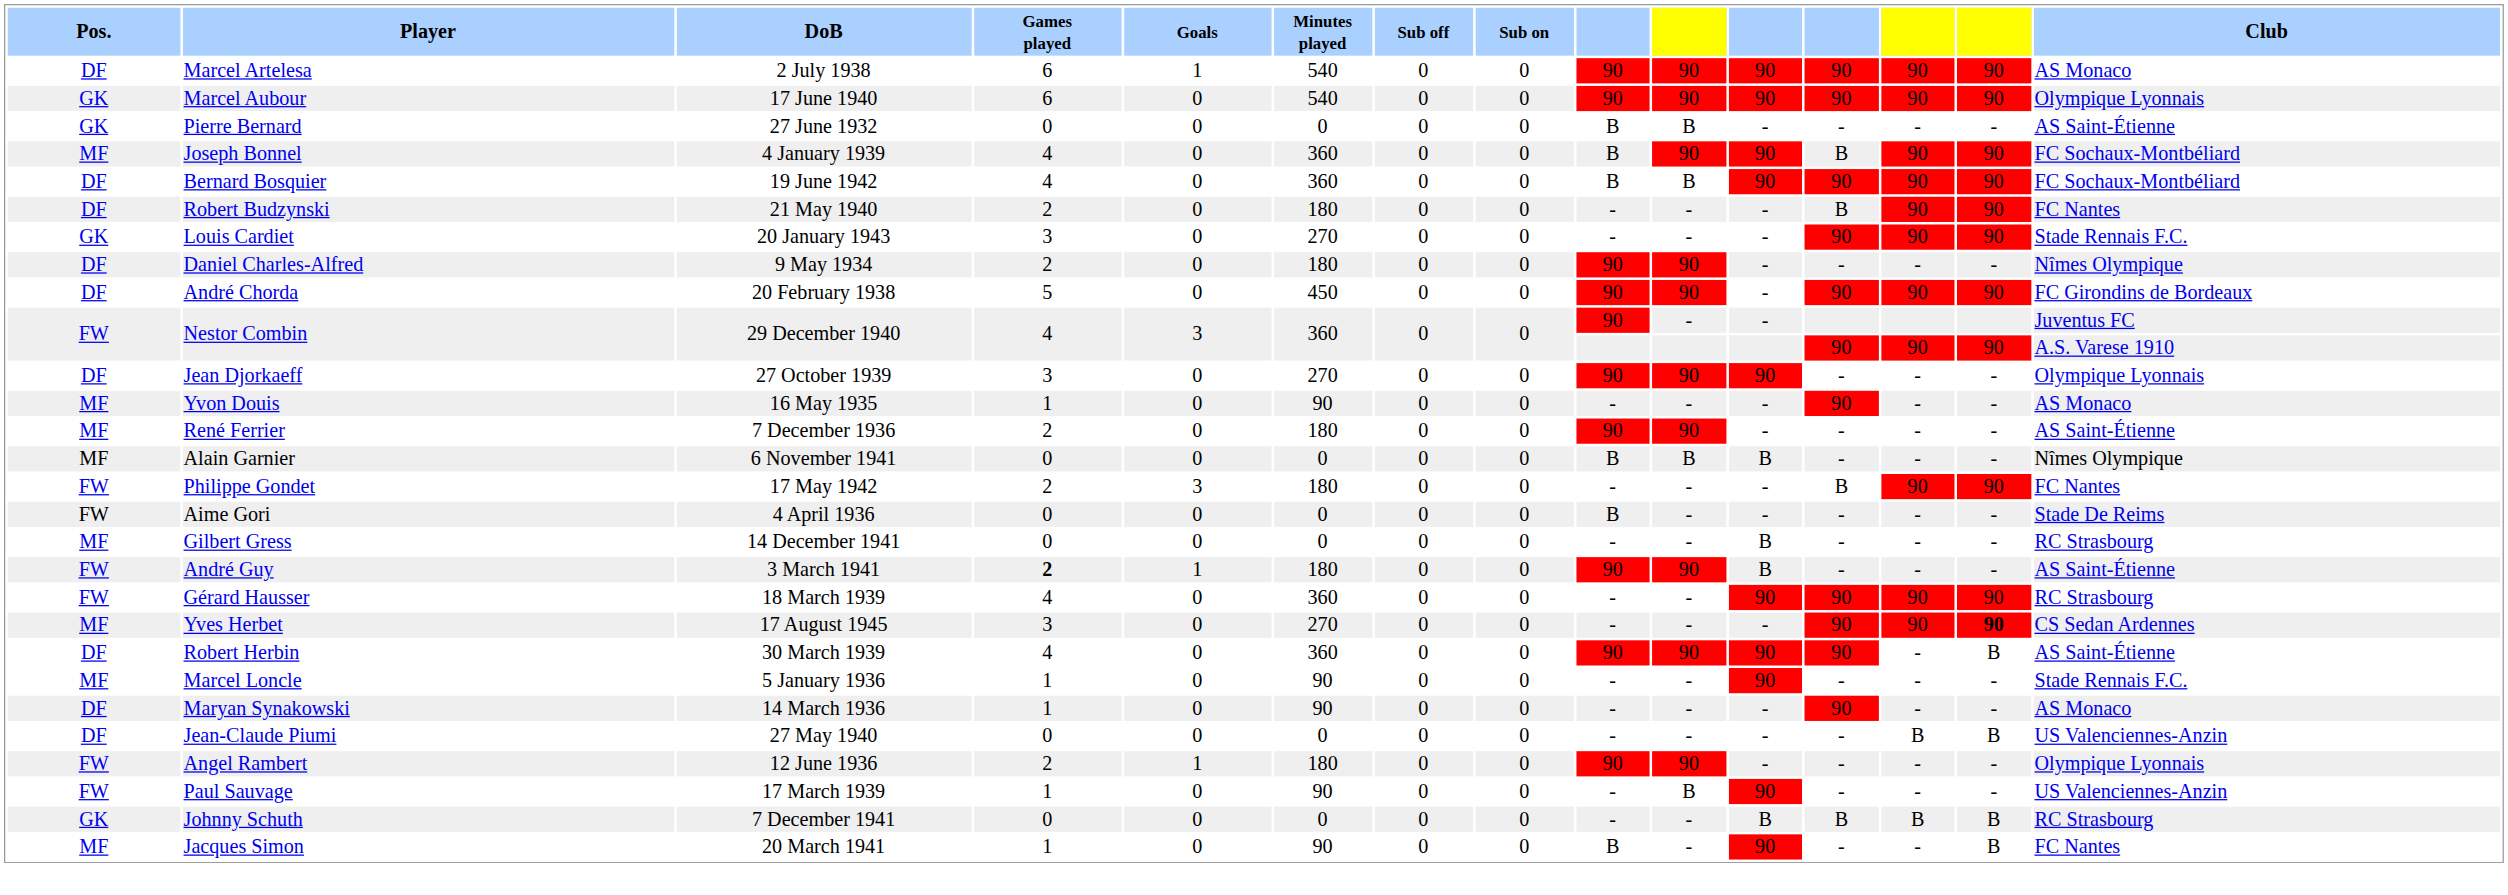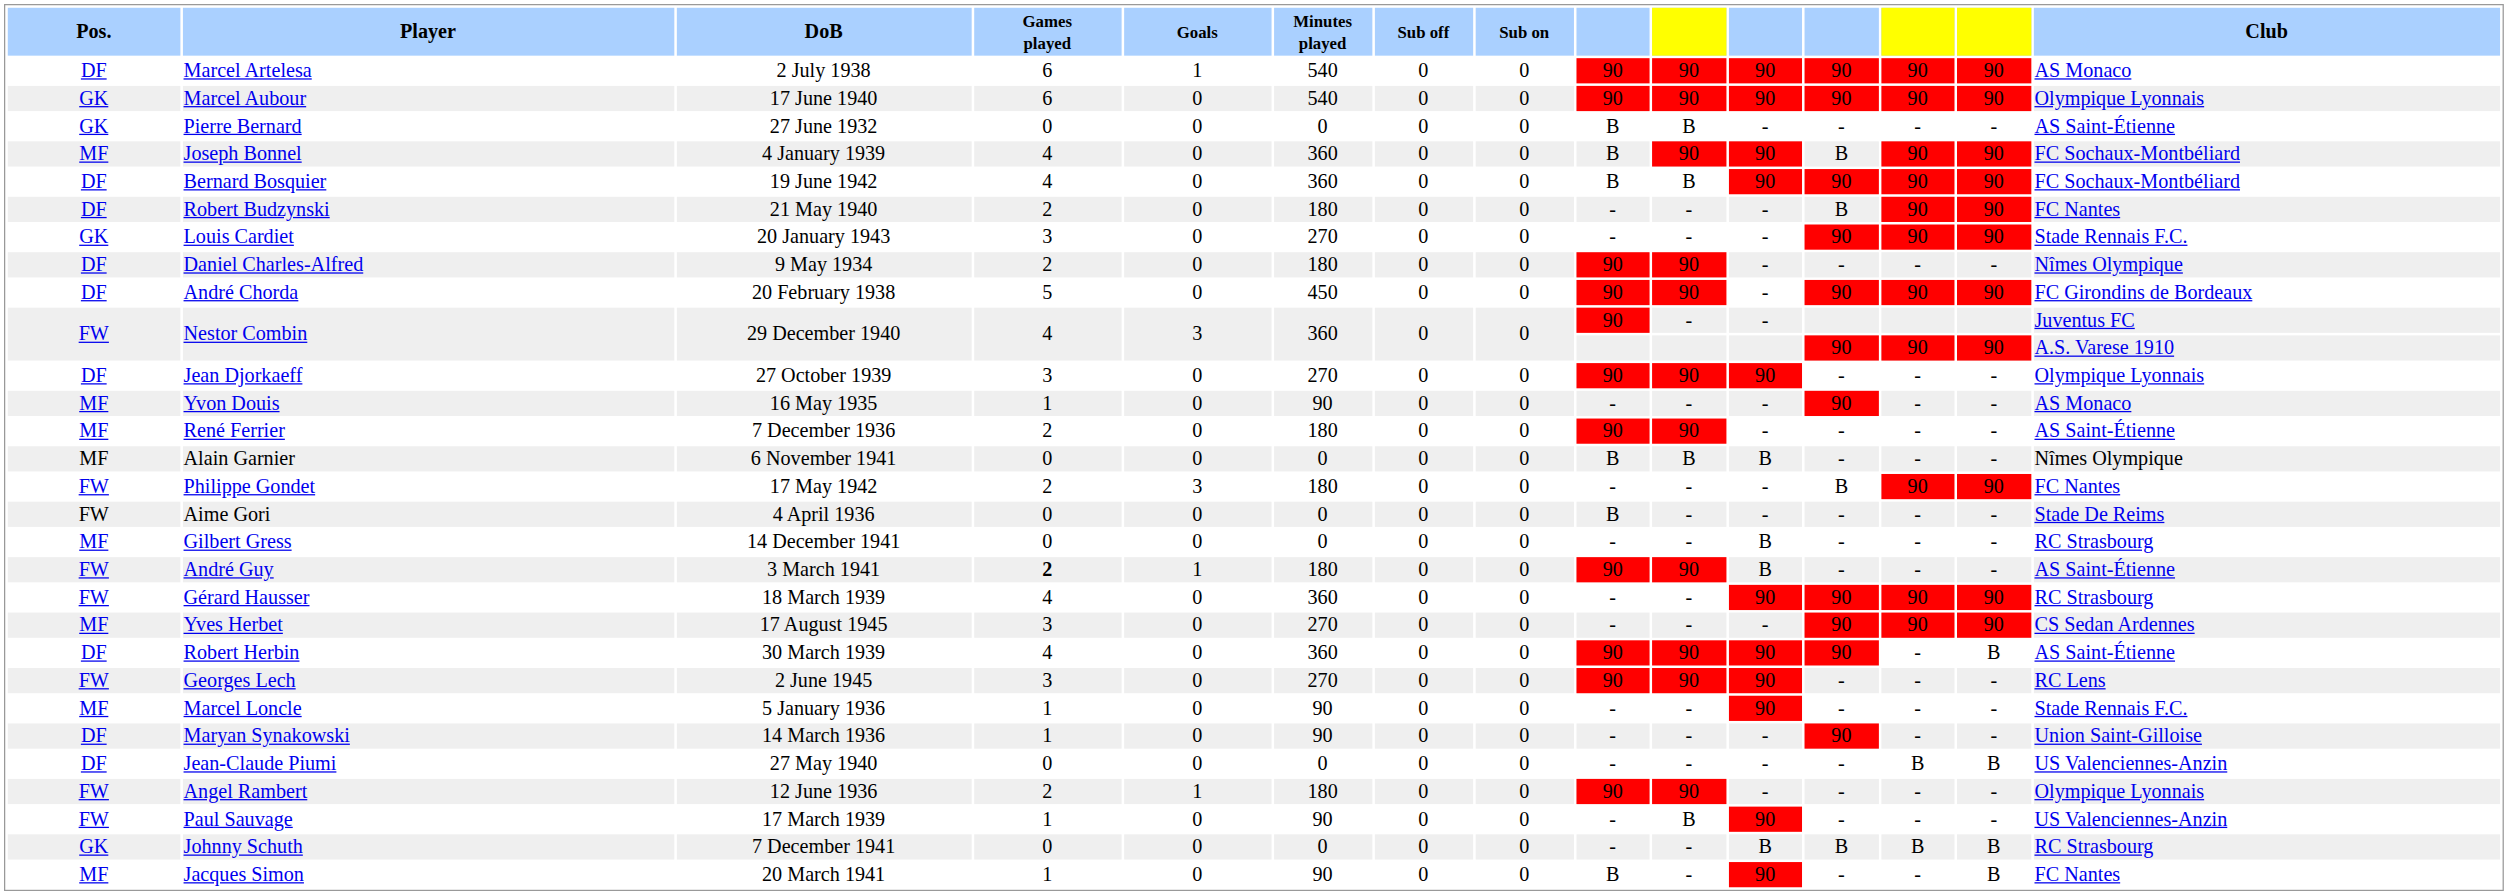(1994, 625) bold -> (1994, 625) normal
+ row: (240, 680)
(2083, 708) AS Monaco -> (2118, 735) Union Saint-Gilloise
